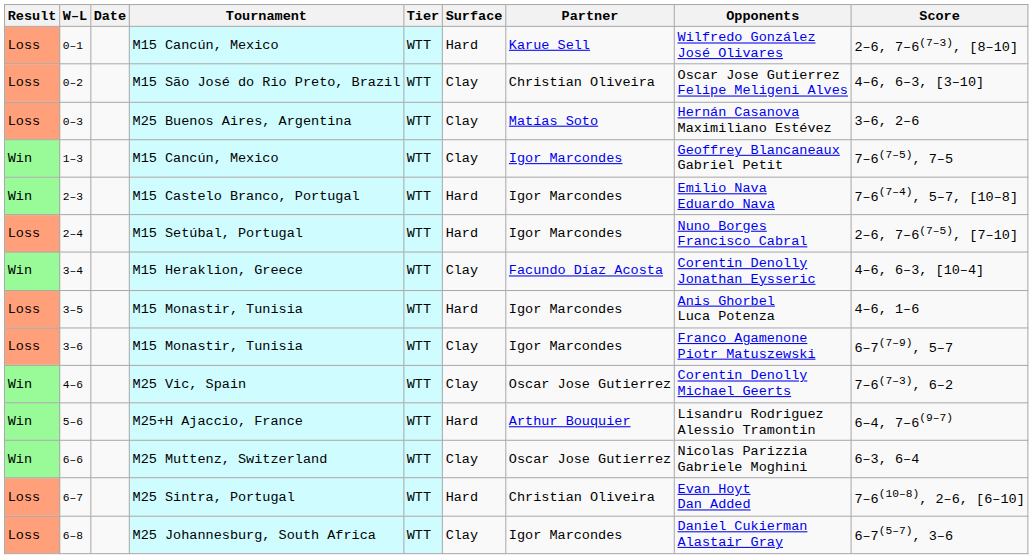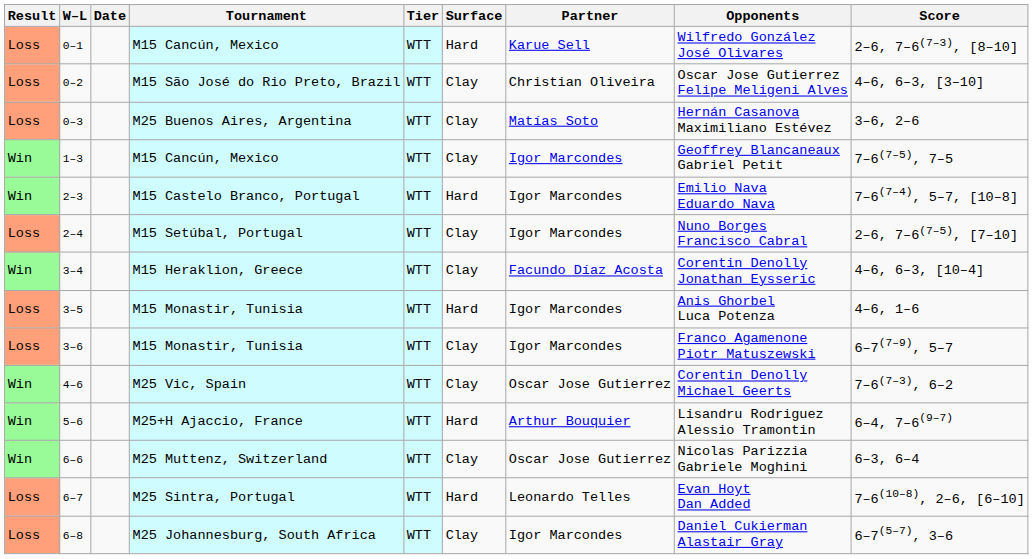(462, 234) Hard -> (462, 234) Clay
(582, 497) Christian Oliveira -> (570, 497) Leonardo Telles
